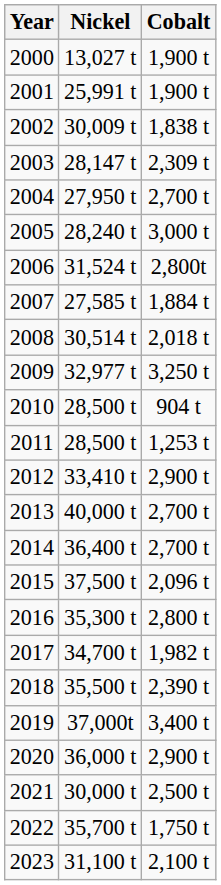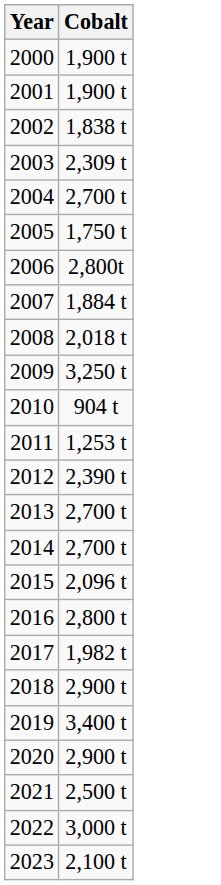- column: (100, 22)
(179, 232) 3,000 t -> (96, 232) 1,750 t
(179, 477) 2,900 t -> (96, 477) 2,390 t
(179, 687) 2,390 t -> (96, 687) 2,900 t
(179, 827) 1,750 t -> (96, 827) 3,000 t
